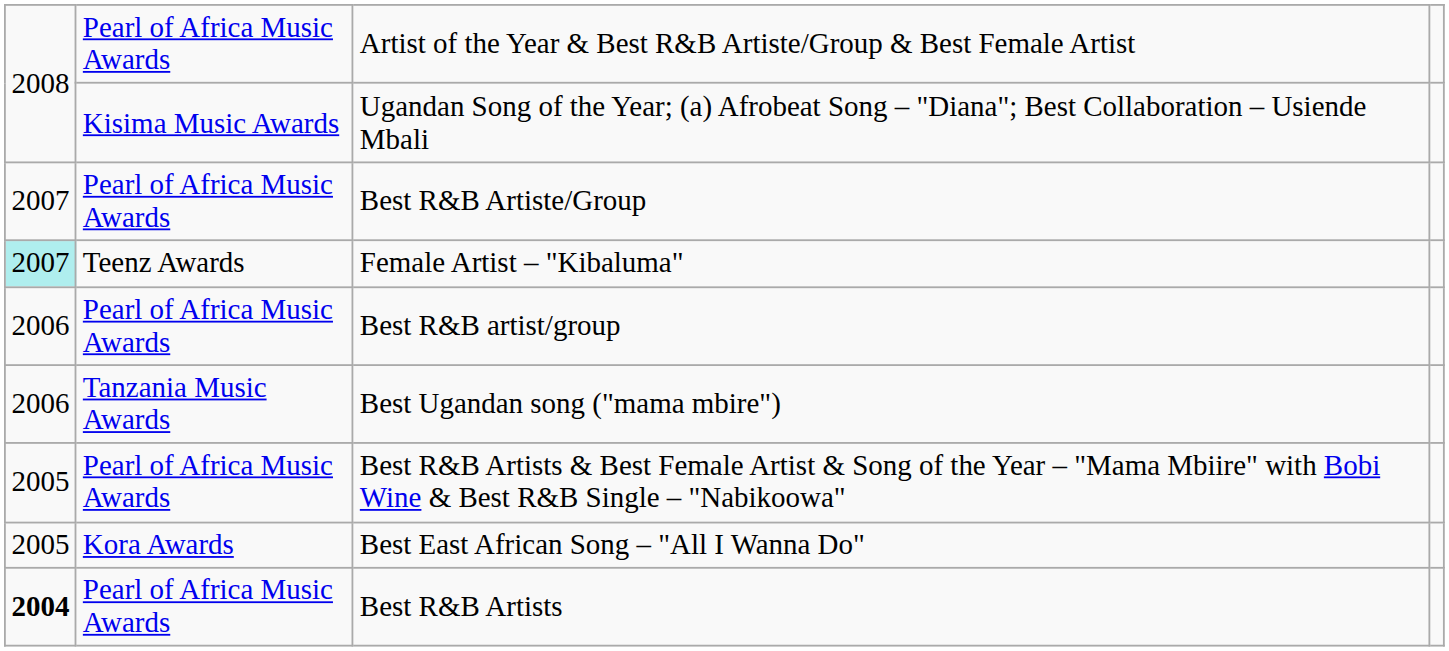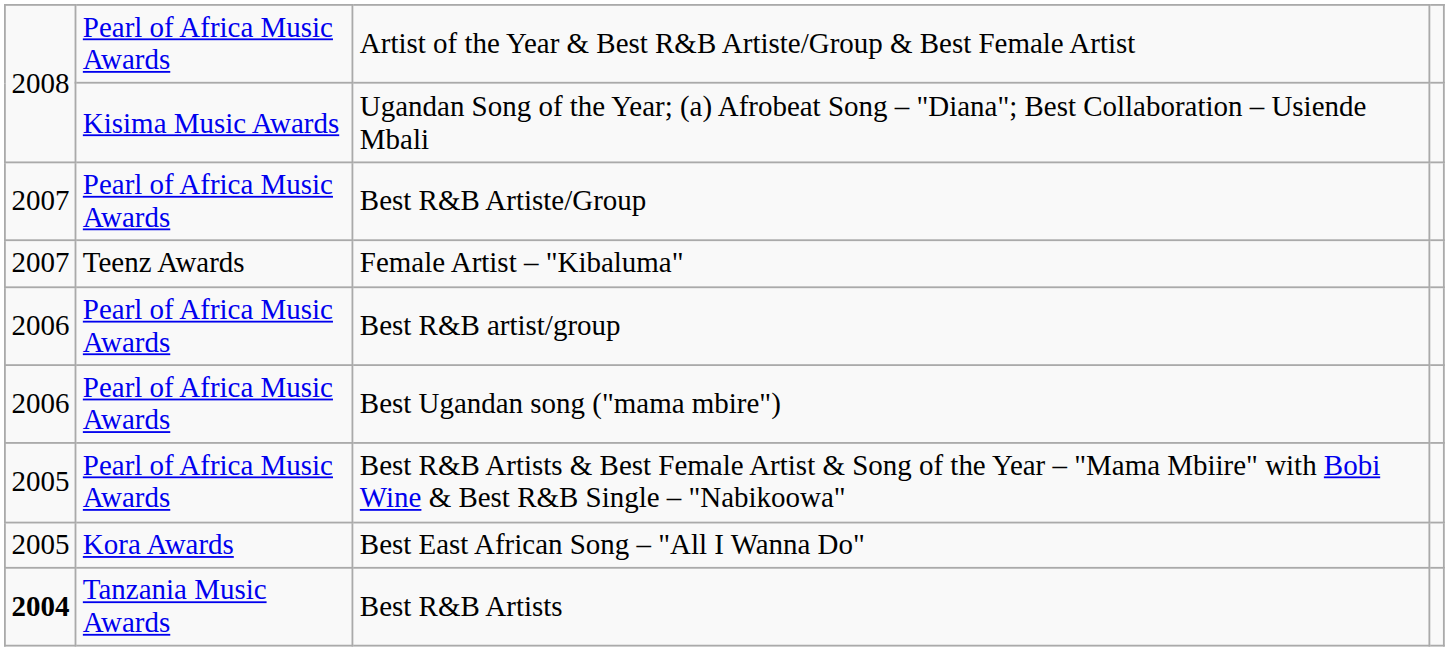(41, 262) paleturquoise background -> (41, 262) no background
(175, 403) Tanzania Music Awards -> (208, 403) Pearl of Africa Music Awards
(208, 606) Pearl of Africa Music Awards -> (175, 606) Tanzania Music Awards
